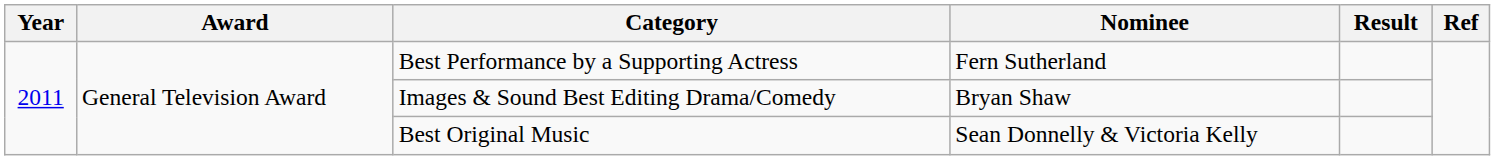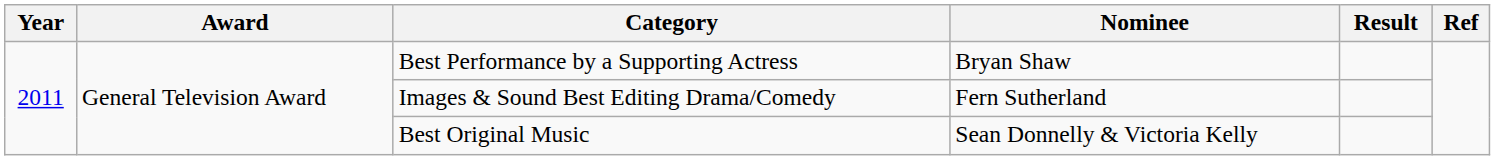(1031, 60) Fern Sutherland -> (1013, 60) Bryan Shaw
(1013, 97) Bryan Shaw -> (1031, 97) Fern Sutherland
